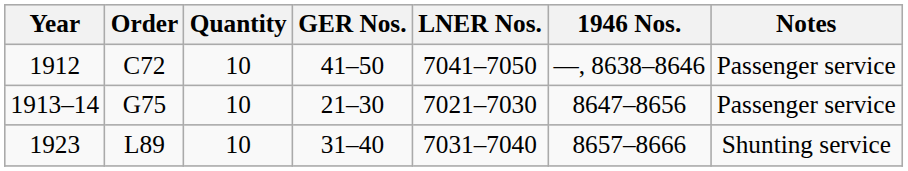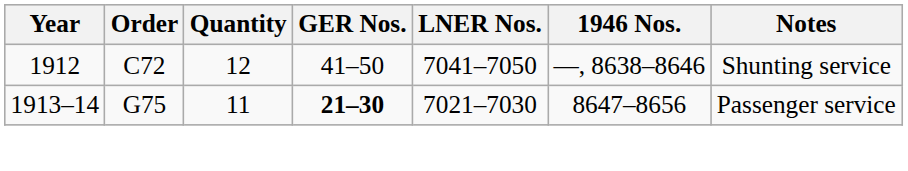(238, 64) 10 -> (238, 64) 12
(806, 64) Passenger service -> (806, 64) Shunting service
(238, 104) 10 -> (238, 104) 11
(352, 104) normal -> (352, 104) bold
- row: (55, 144)
